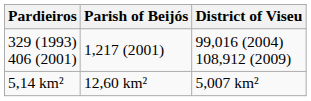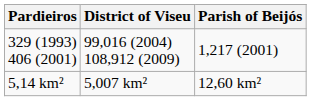columns swapped: (136, 16) <-> (249, 16)
